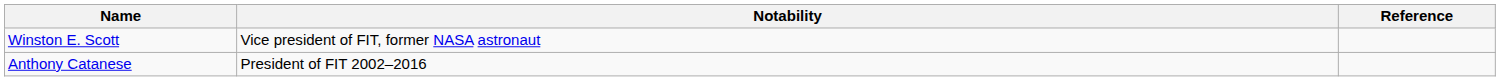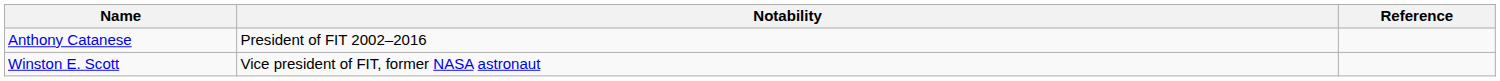rows swapped: (70, 64) <-> (64, 40)
